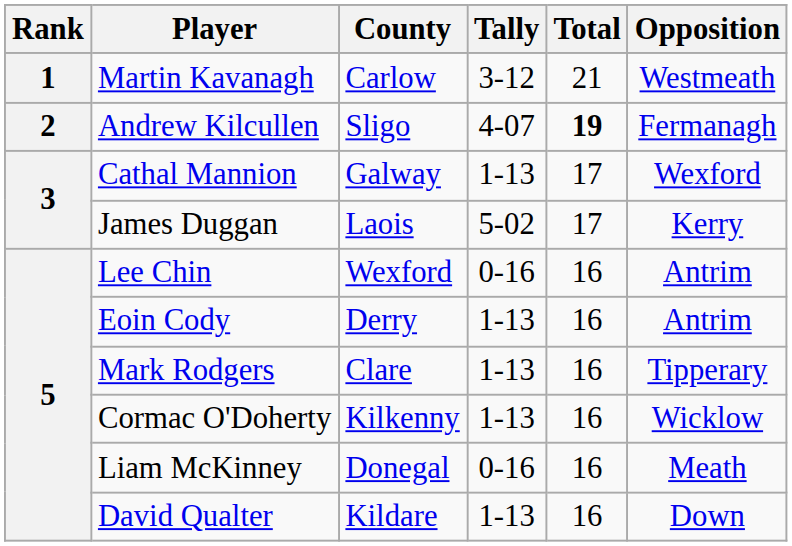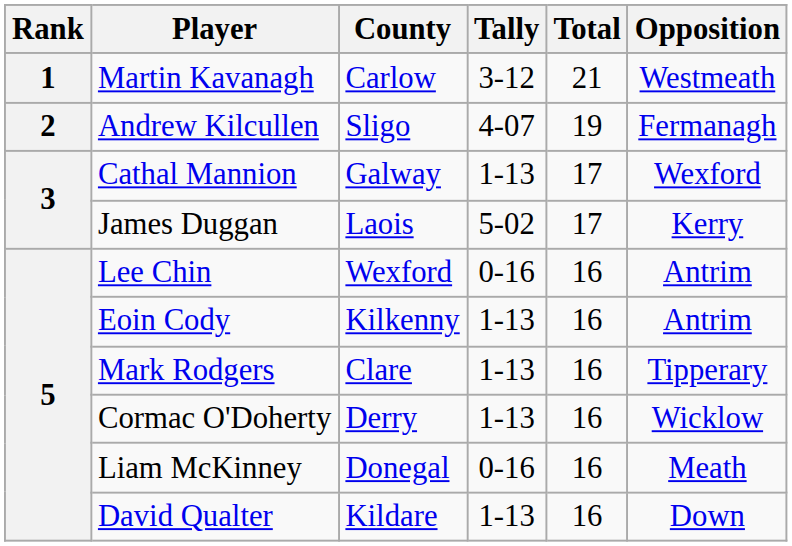(587, 126) bold -> (587, 126) normal
(381, 321) Derry -> (403, 321) Kilkenny
(403, 418) Kilkenny -> (381, 418) Derry
